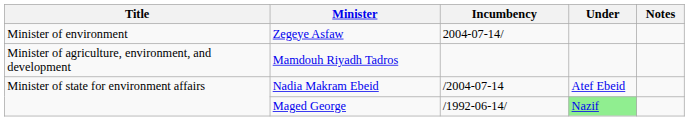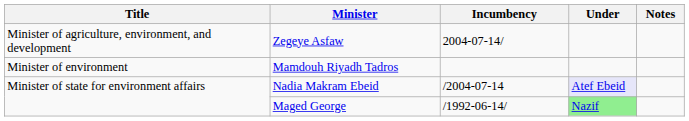(67, 33) Minister of environment -> (109, 40) Minister of agriculture, environment, and development
(109, 60) Minister of agriculture, environment, and development -> (67, 67) Minister of environment
(598, 86) no background -> (598, 86) lavender background
